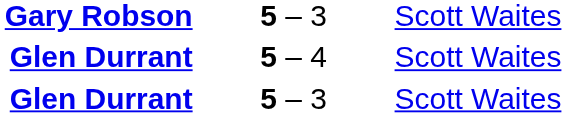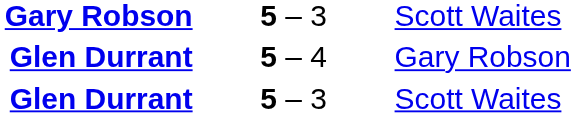(478, 57) Scott Waites -> (483, 57) Gary Robson
